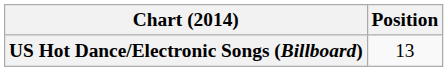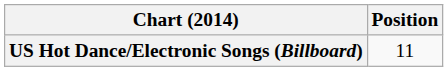(405, 50) 13 -> (405, 50) 11
